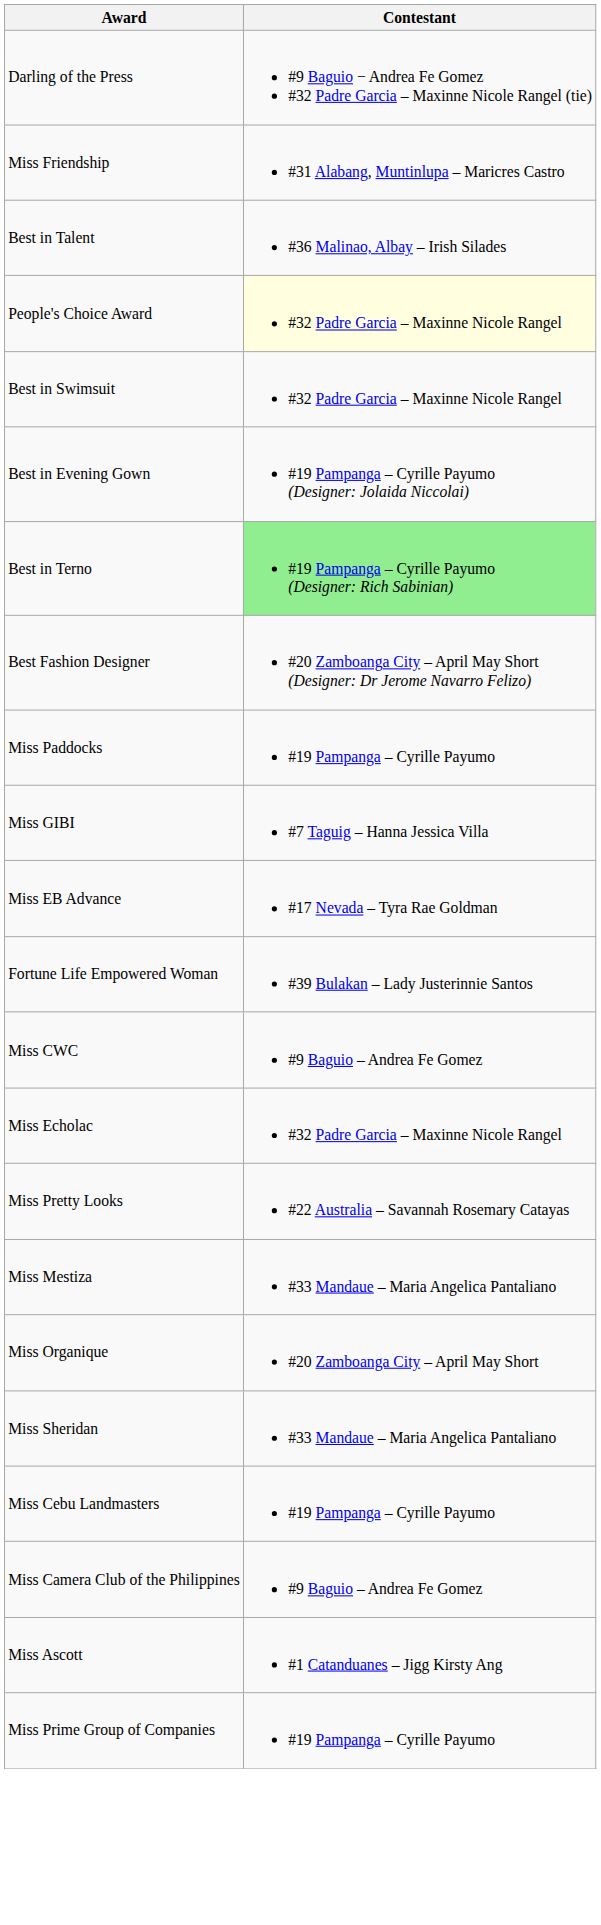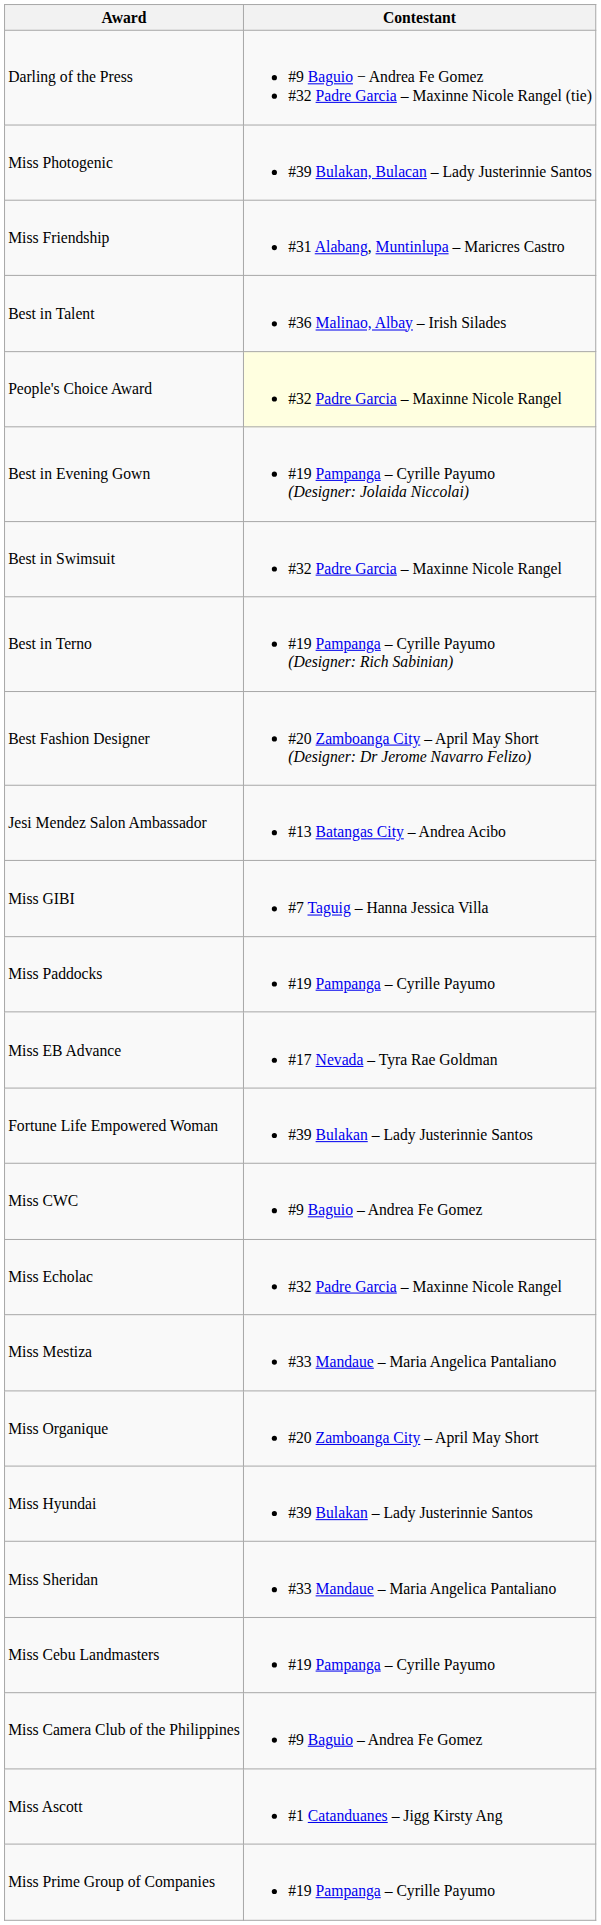+ row: (61, 162)
rows swapped: (62, 389) <-> (79, 474)
(419, 578) lightgreen background -> (419, 653) no background
+ row: (107, 823)
rows swapped: (41, 823) <-> (55, 747)
- row: (66, 1201)
+ row: (52, 1504)
